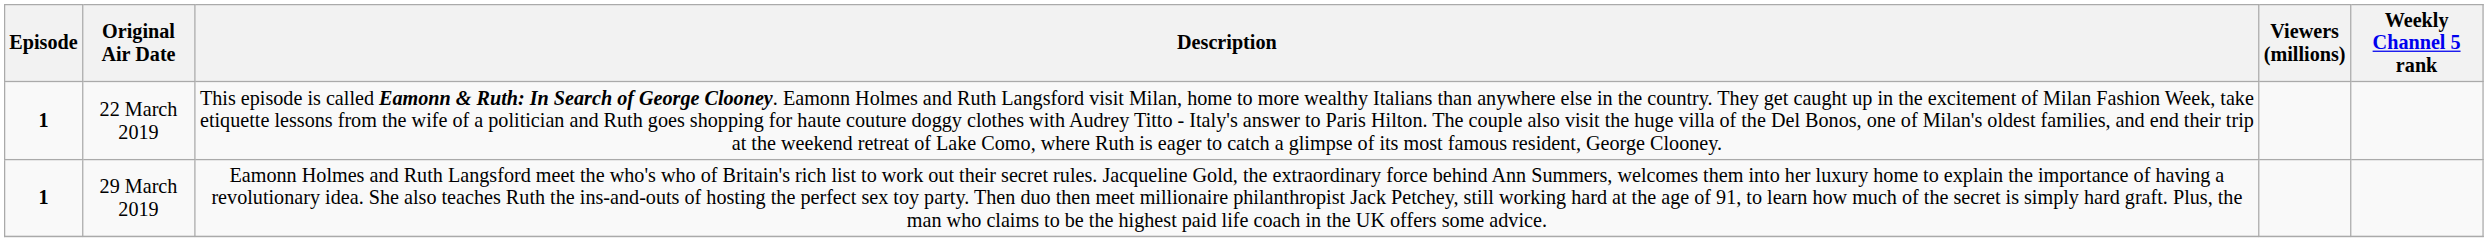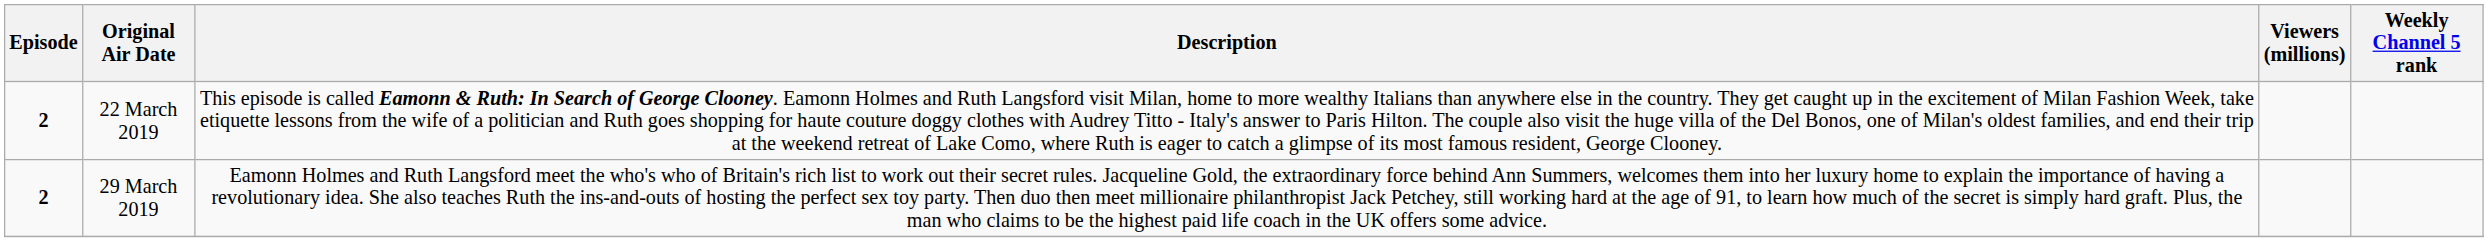(43, 120) 1 -> (43, 120) 2
(43, 197) 1 -> (43, 197) 2
